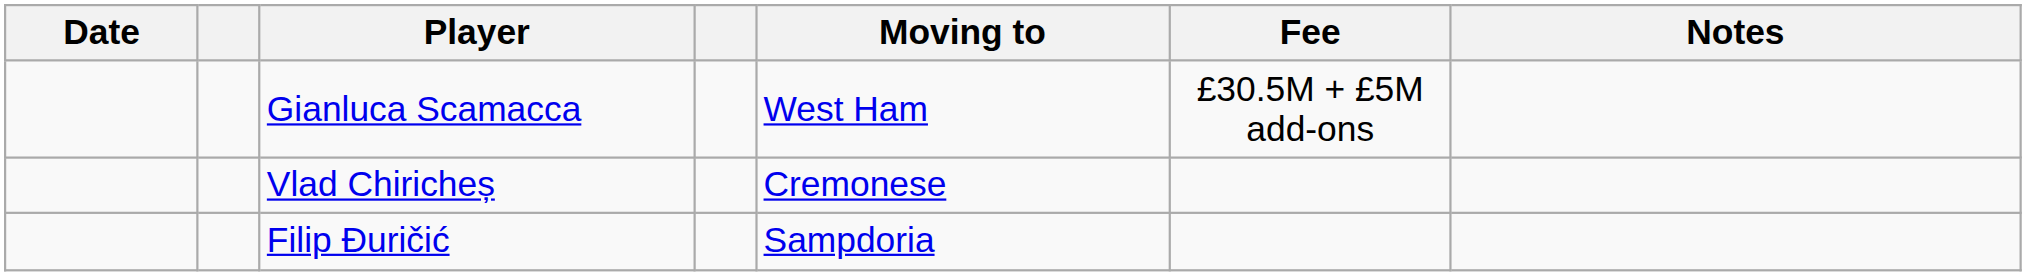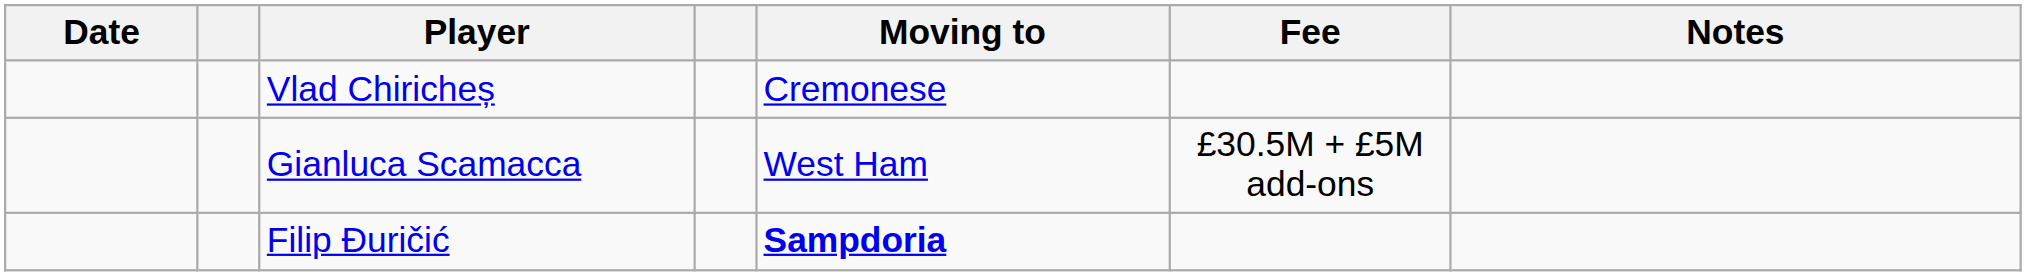rows swapped: (381, 184) <-> (424, 108)
(849, 240) normal -> (855, 240) bold
